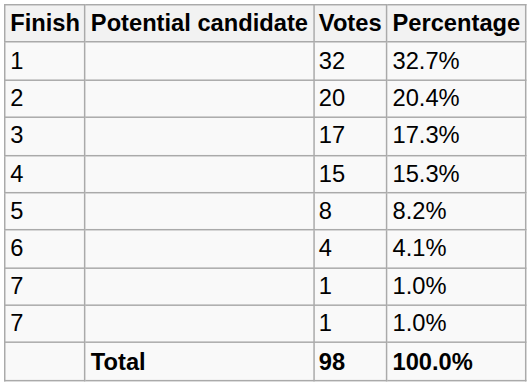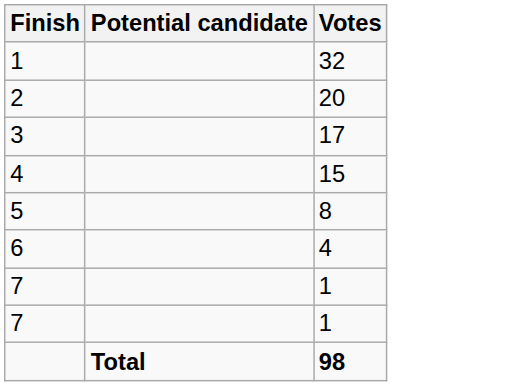- column: (456, 23)
